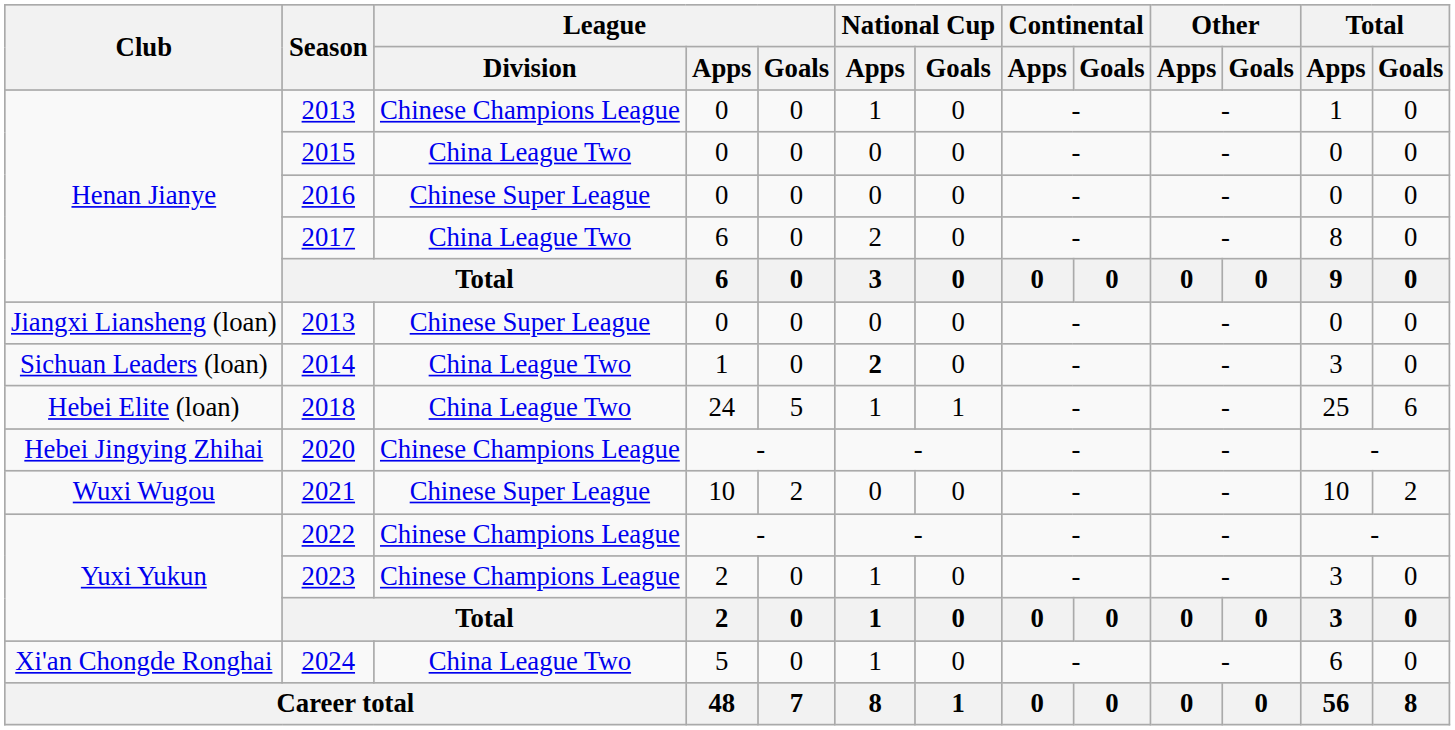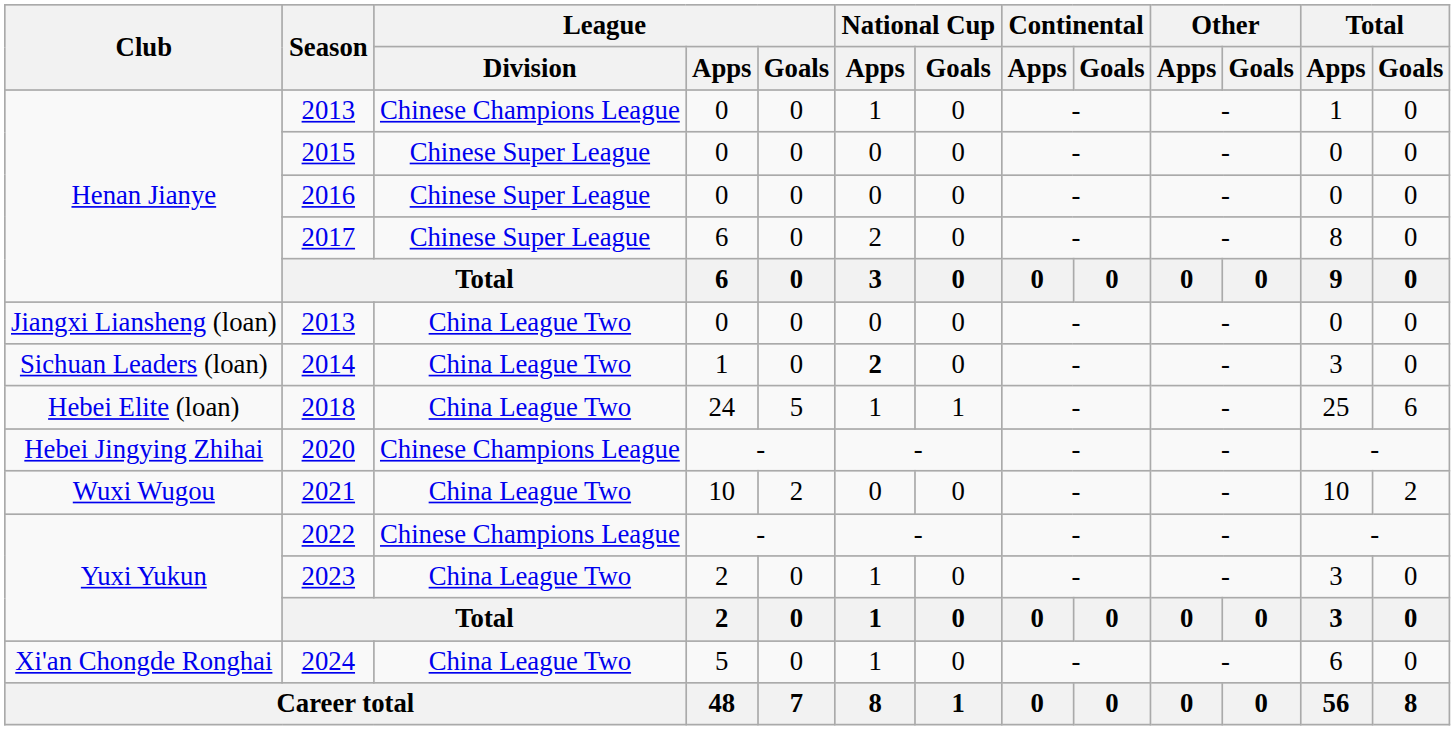(530, 152) China League Two -> (530, 152) Chinese Super League
(530, 237) China League Two -> (530, 237) Chinese Super League
(530, 322) Chinese Super League -> (530, 322) China League Two
(530, 491) Chinese Super League -> (530, 491) China League Two
(530, 576) Chinese Champions League -> (530, 576) China League Two
